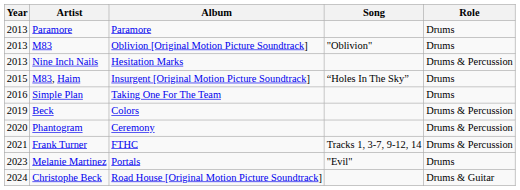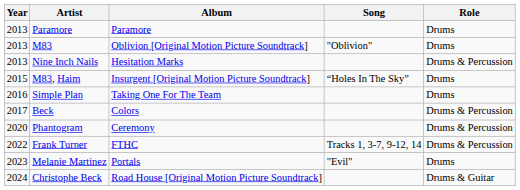(17, 111) 2019 -> (17, 111) 2017
(17, 144) 2021 -> (17, 144) 2022
